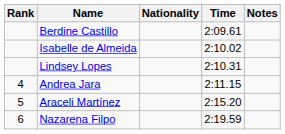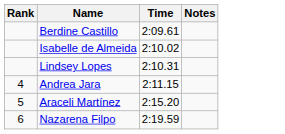- column: (170, 13)
